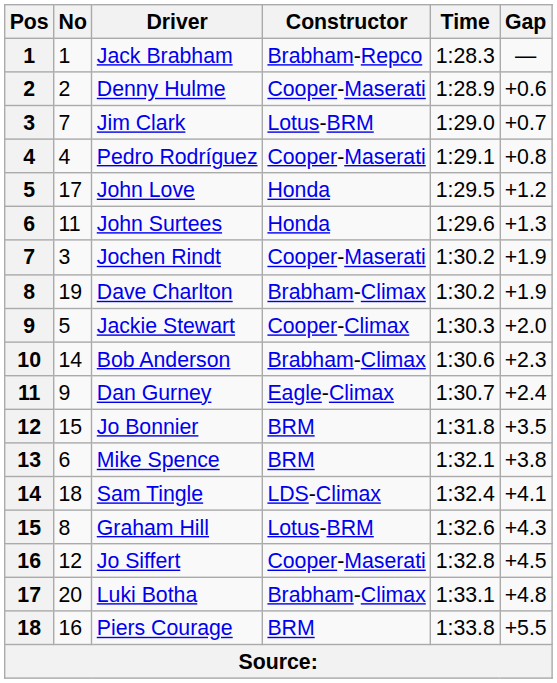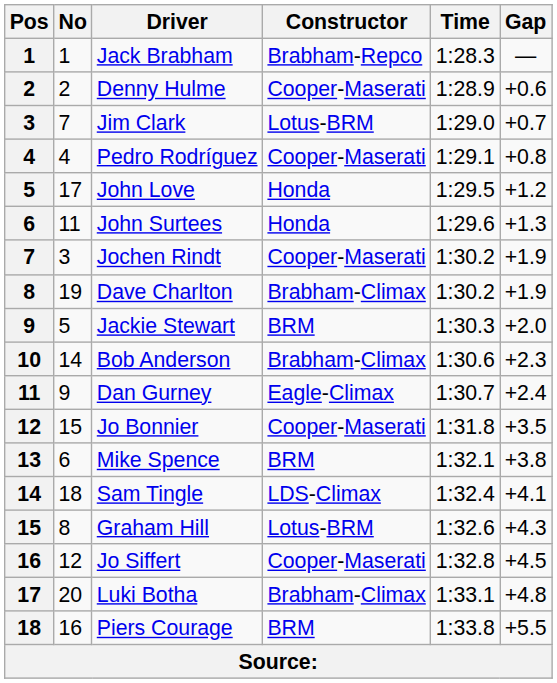(338, 325) Cooper-Climax -> (291, 325) BRM
(291, 426) BRM -> (347, 426) Cooper-Maserati
